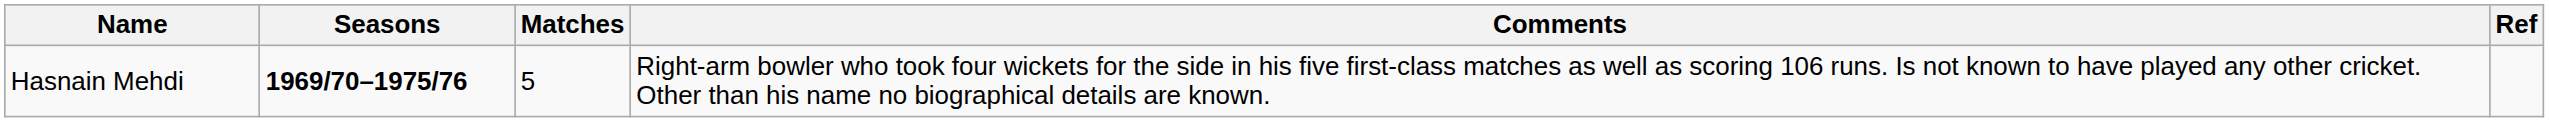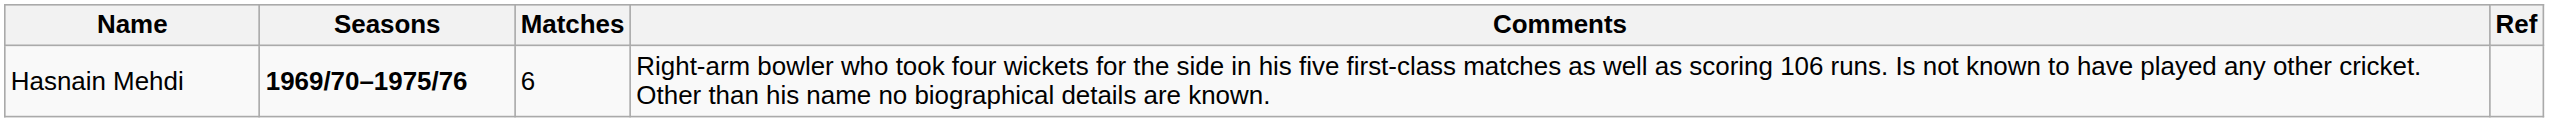(528, 80) 5 -> (528, 80) 6
